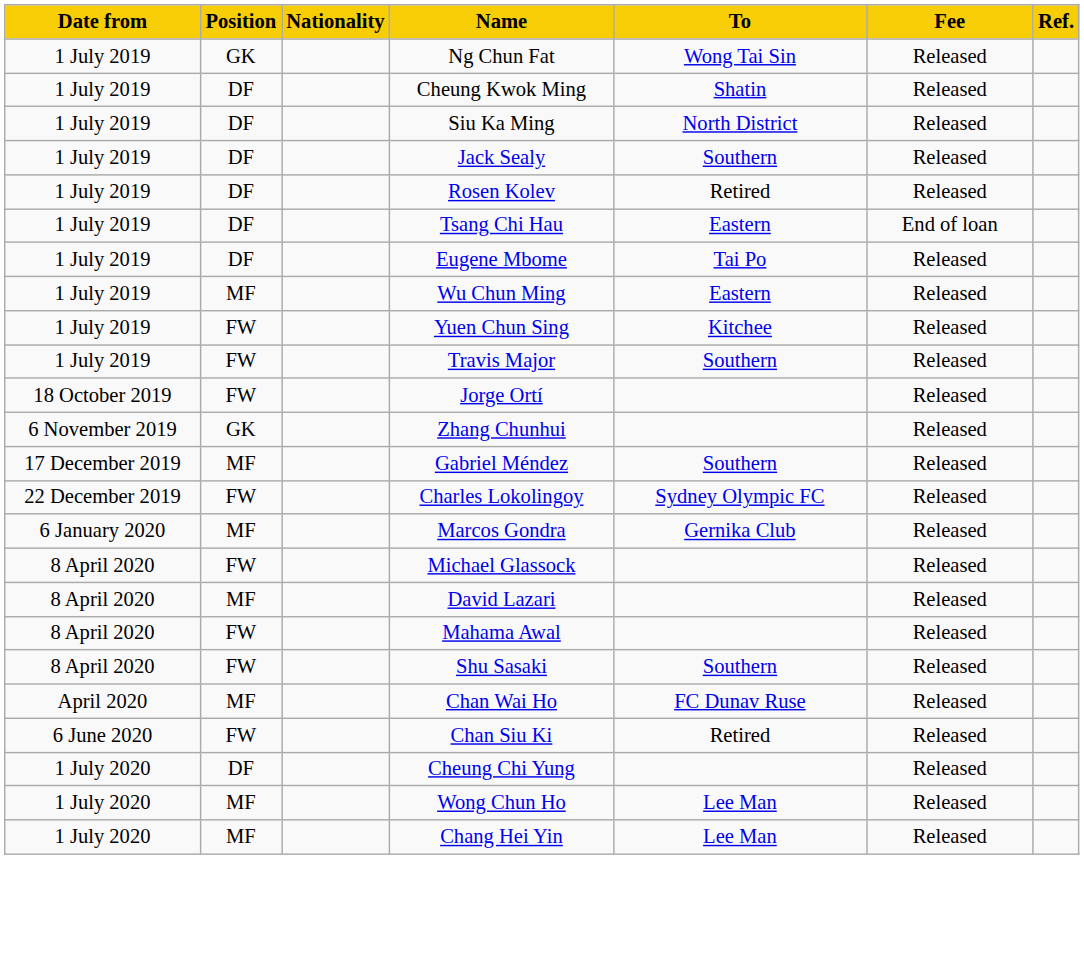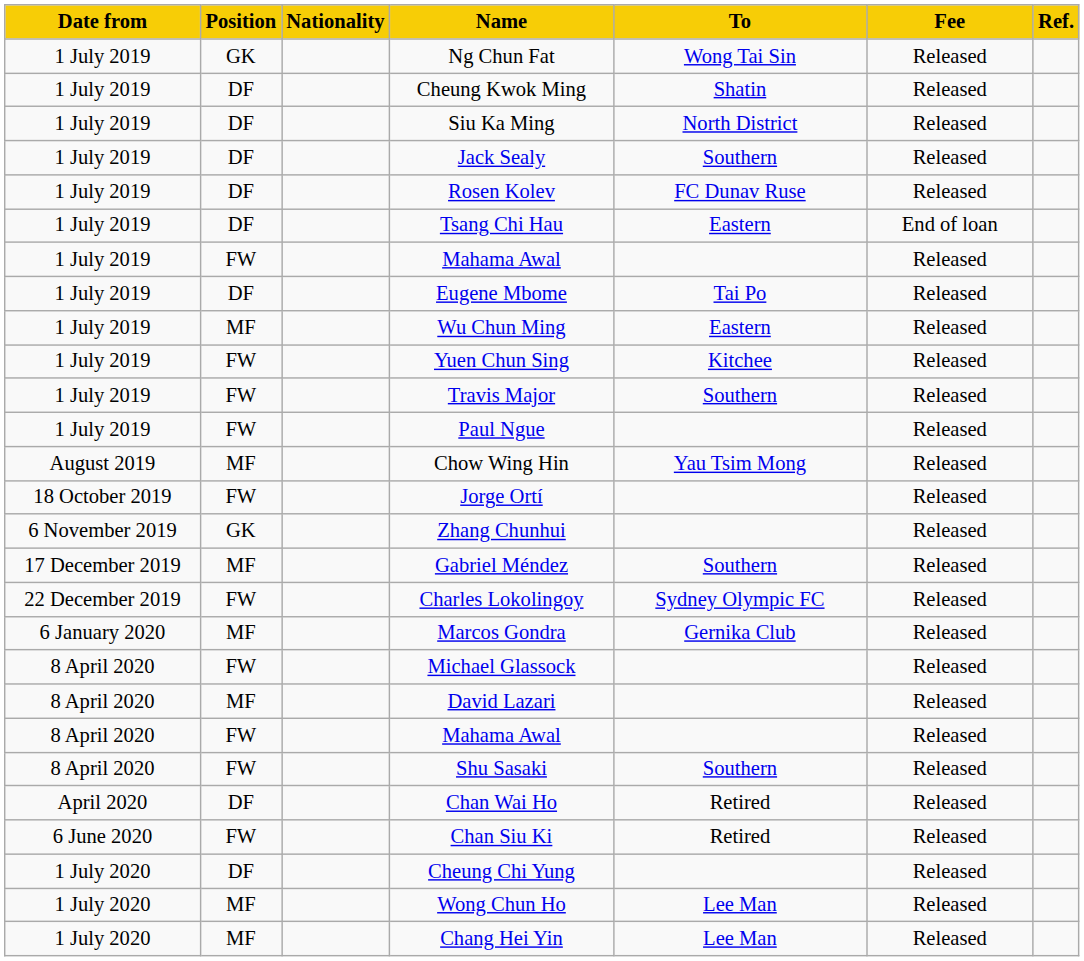(740, 191) Retired -> (740, 191) FC Dunav Ruse
+ row: (102, 259)
+ row: (102, 429)
+ row: (102, 463)
(241, 701) MF -> (241, 803) DF
(740, 701) FC Dunav Ruse -> (740, 803) Retired
